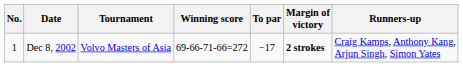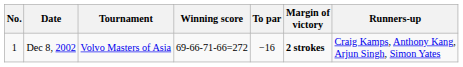(267, 47) −17 -> (267, 47) −16
